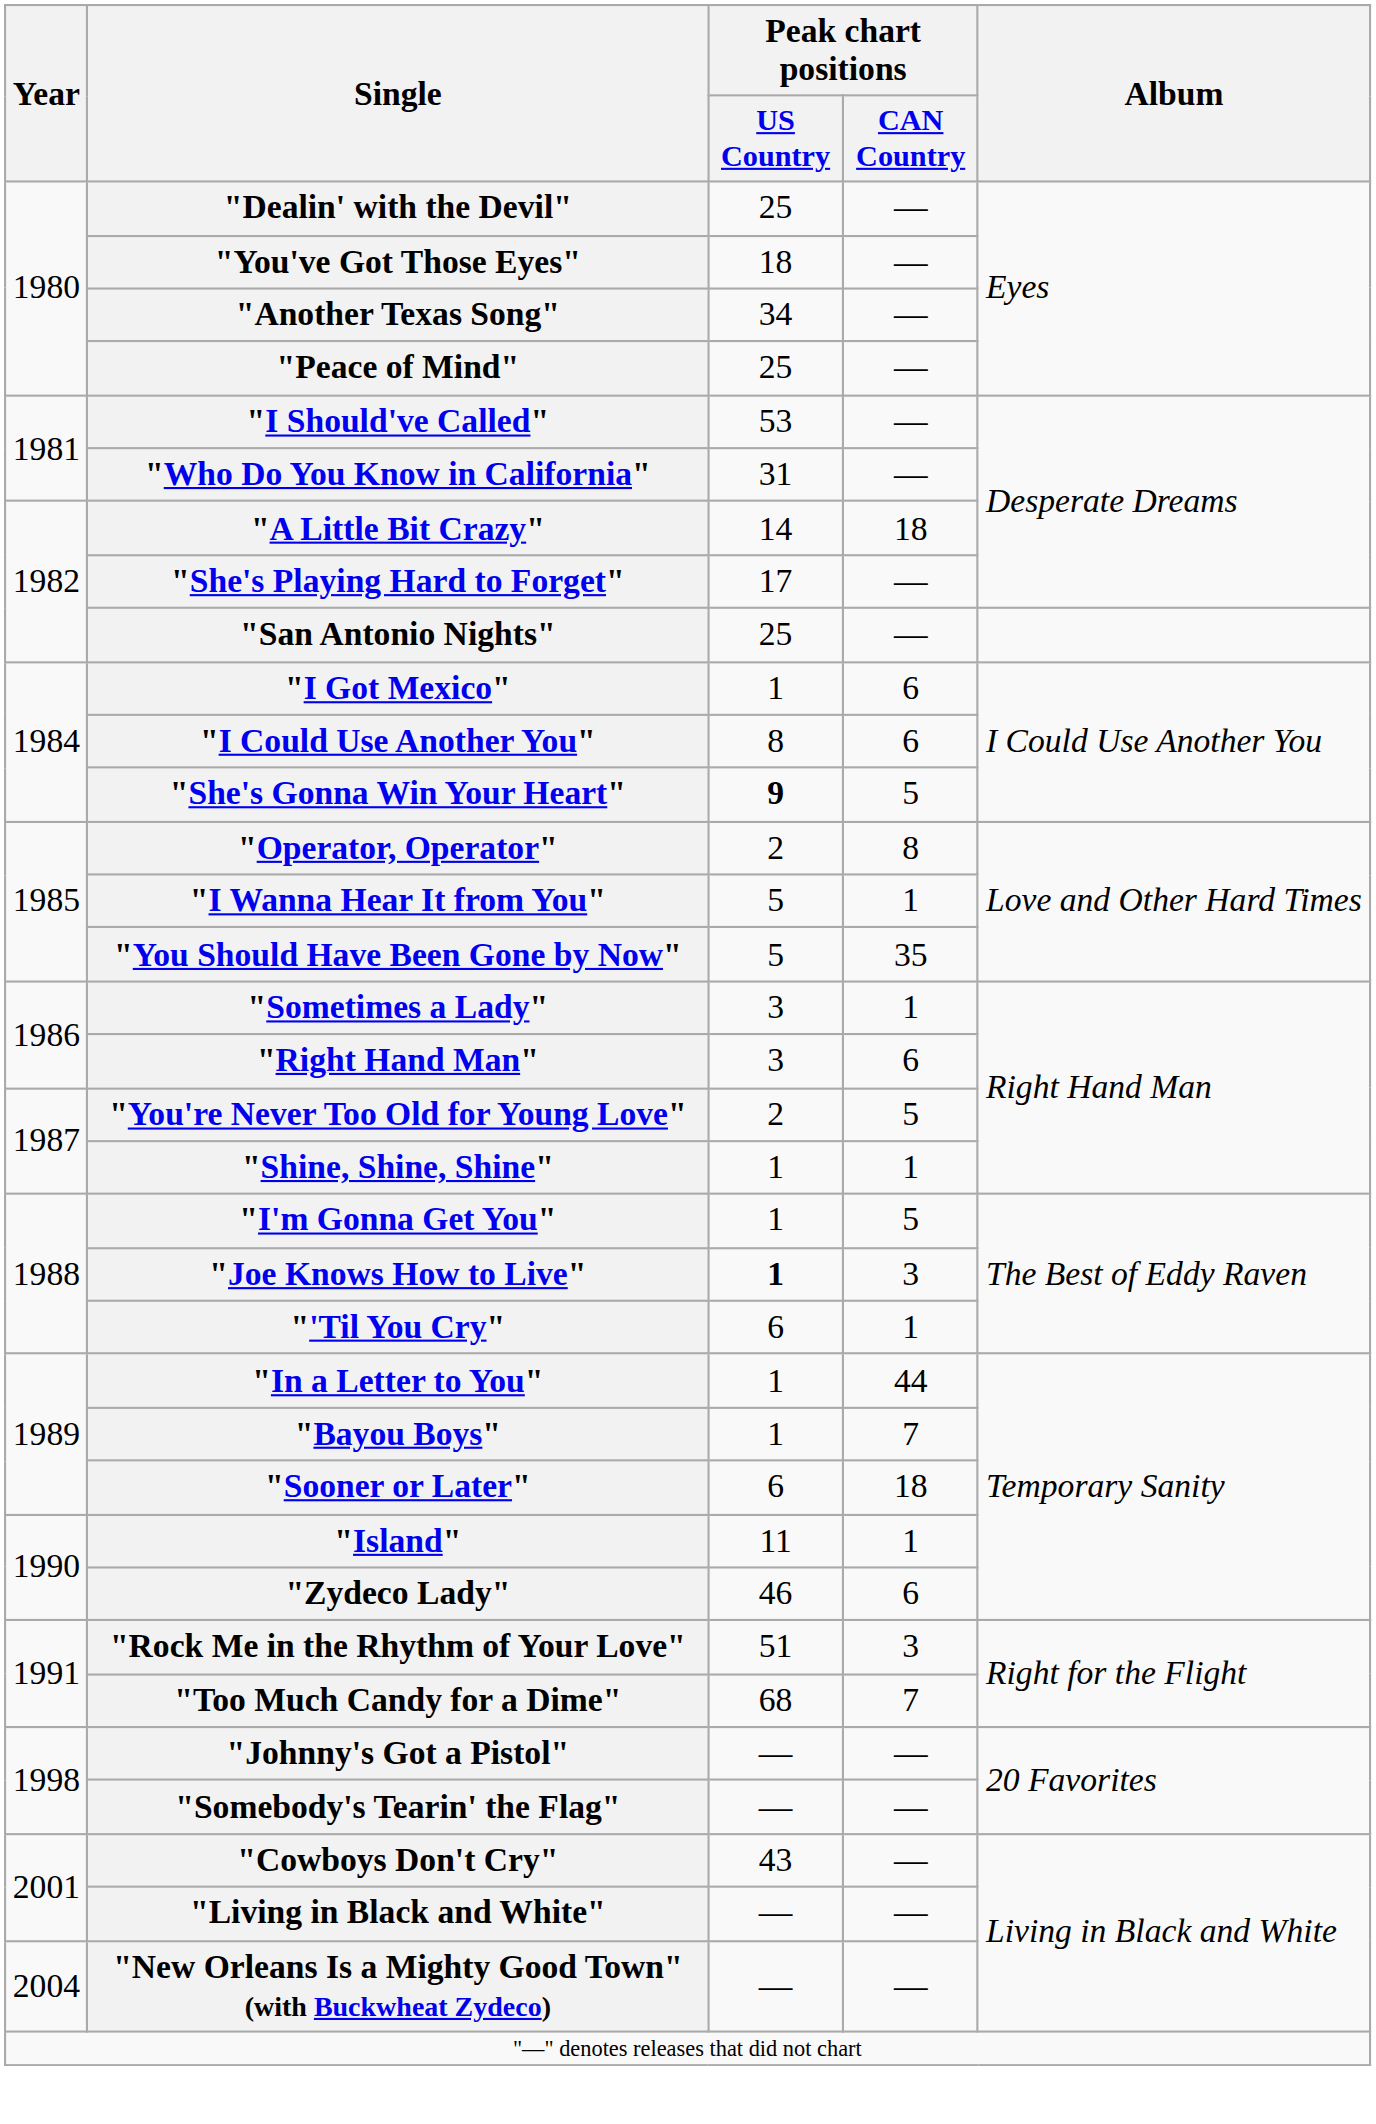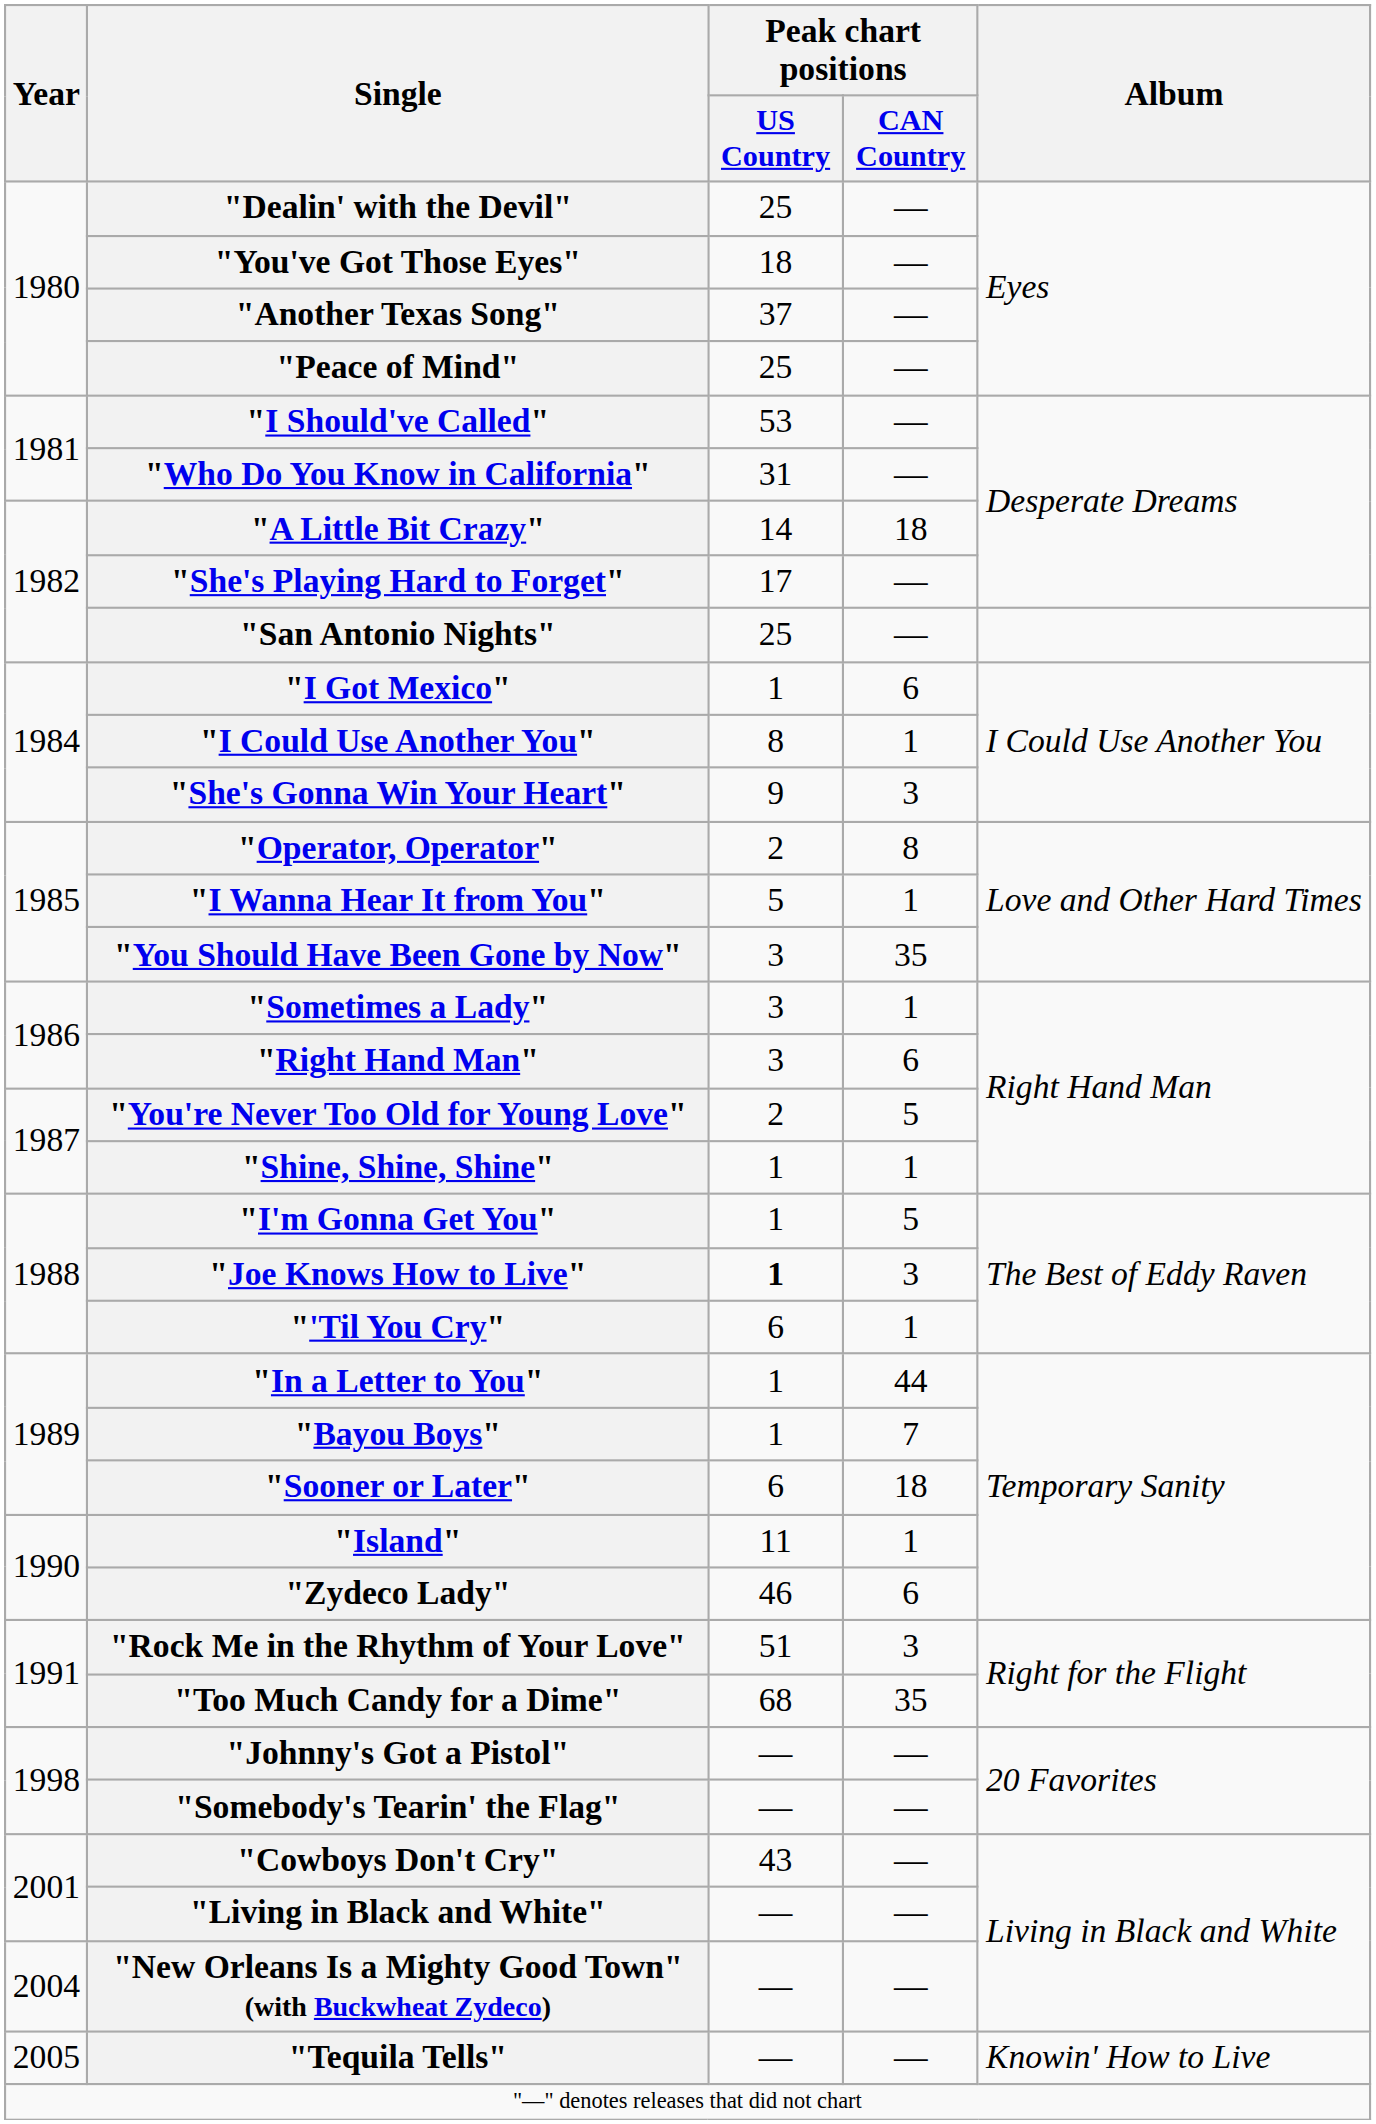(776, 314) 34 -> (776, 314) 37
(911, 740) 6 -> (911, 740) 1
(776, 793) bold -> (776, 793) normal
(911, 793) 5 -> (911, 793) 3
(776, 953) 5 -> (776, 953) 3
(911, 1699) 7 -> (911, 1699) 35
+ row: (398, 2057)
